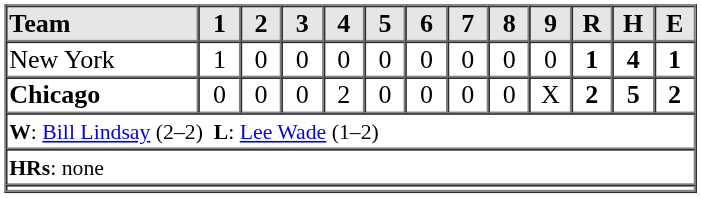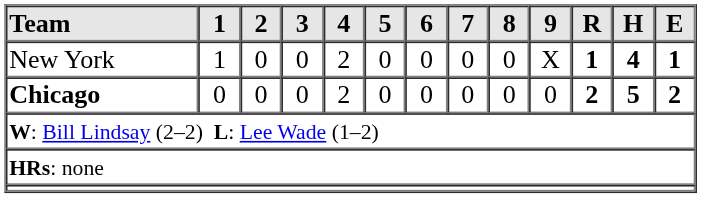(344, 59) 0 -> (344, 59) 2
(551, 59) 0 -> (551, 59) X
(551, 94) X -> (551, 94) 0
